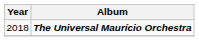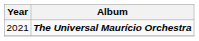(18, 28) 2018 -> (18, 28) 2021
